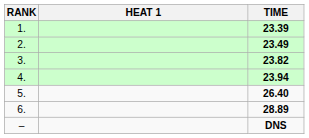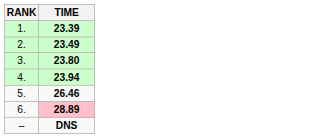- column: (143, 13)
(276, 61) 23.82 -> (67, 61) 23.80
(276, 94) 26.40 -> (67, 94) 26.46
(276, 110) no background -> (67, 110) pink background
